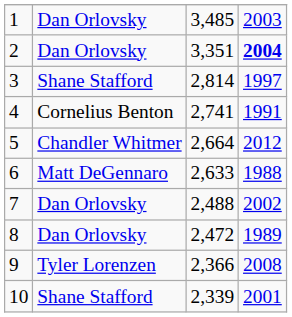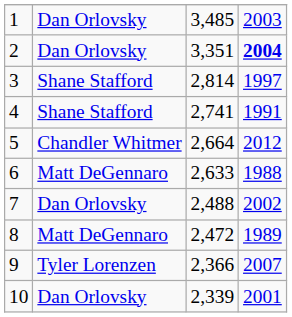(105, 111) Cornelius Benton -> (95, 111) Shane Stafford
(92, 234) Dan Orlovsky -> (103, 234) Matt DeGennaro
(262, 265) 2008 -> (262, 265) 2007
(95, 296) Shane Stafford -> (92, 296) Dan Orlovsky
